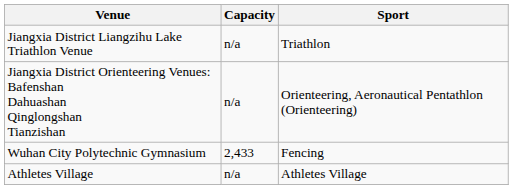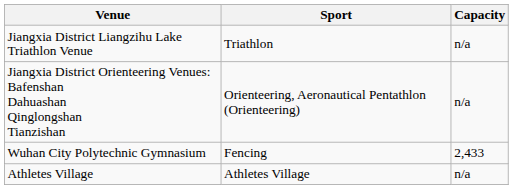columns swapped: (393, 15) <-> (250, 15)
